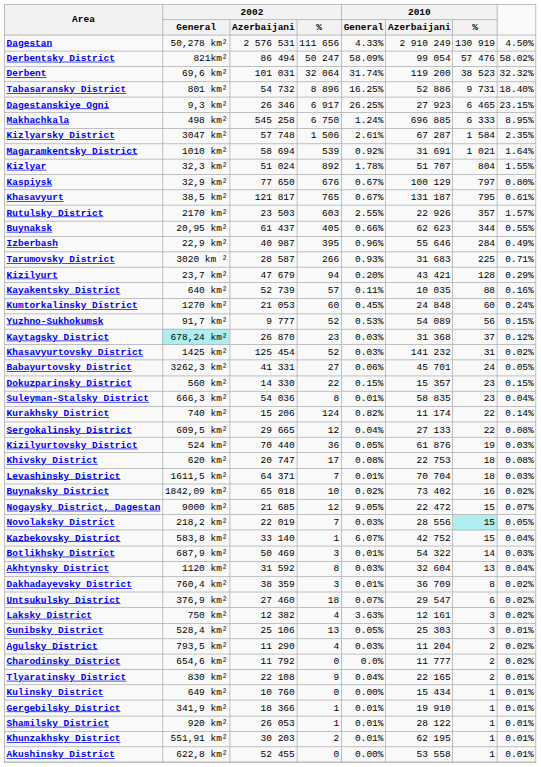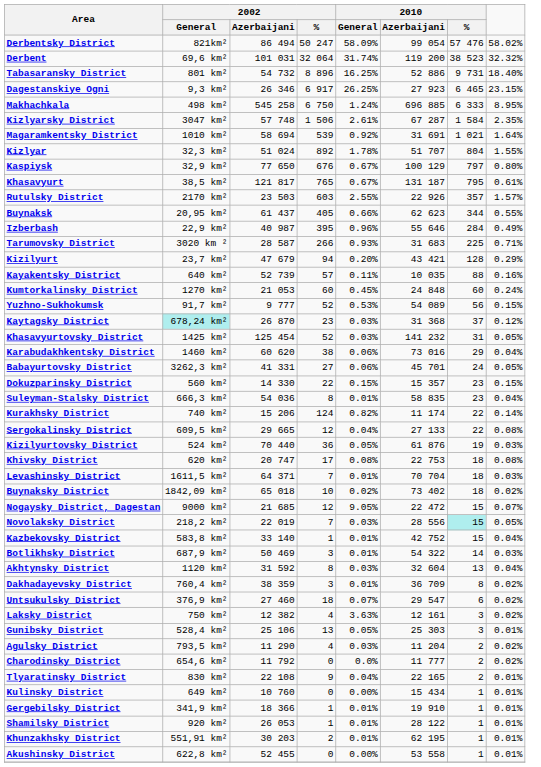- row: (29, 43)
(519, 352) 0.02% -> (508, 337) 0.05%
+ row: (81, 352)
(489, 492) 16 -> (478, 492) 18
(369, 538) 6.07% -> (364, 538) 0.01%
